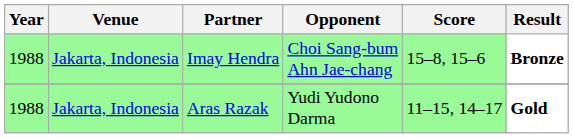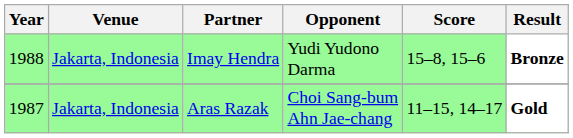(343, 58) Choi Sang-bum Ahn Jae-chang -> (333, 58) Yudi Yudono Darma
(26, 108) 1988 -> (26, 108) 1987
(333, 108) Yudi Yudono Darma -> (343, 108) Choi Sang-bum Ahn Jae-chang
